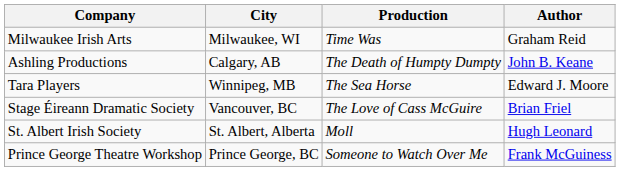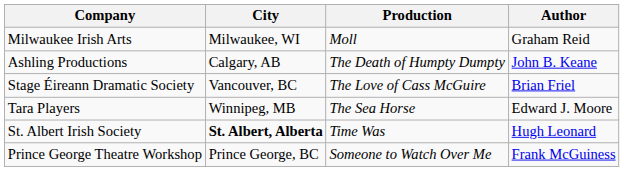(353, 39) Time Was -> (343, 39) Moll
rows swapped: (44, 85) <-> (101, 108)
(262, 131) normal -> (266, 131) bold
(339, 131) Moll -> (357, 131) Time Was
